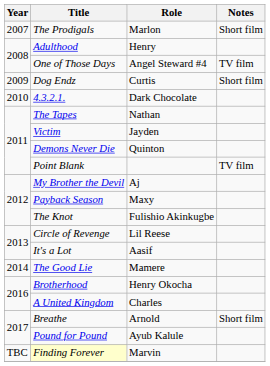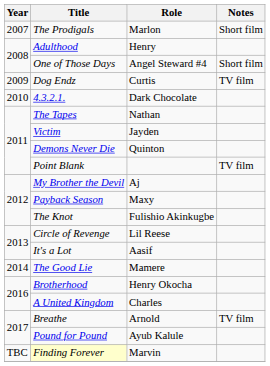(236, 64) TV film -> (241, 64) Short film
(241, 81) Short film -> (236, 81) TV film
(241, 319) Short film -> (236, 319) TV film
